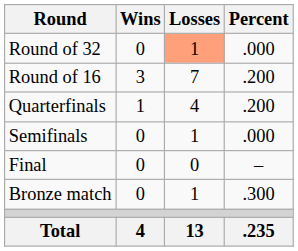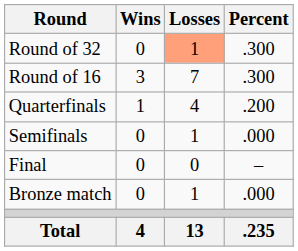(259, 48) .000 -> (259, 48) .300
(259, 77) .200 -> (259, 77) .300
(259, 194) .300 -> (259, 194) .000
